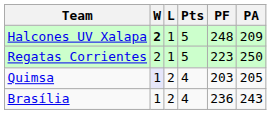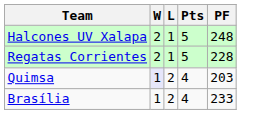- column: (251, 15)
(157, 36) bold -> (157, 36) normal
(222, 57) 223 -> (222, 57) 228
(222, 99) 236 -> (222, 99) 233
